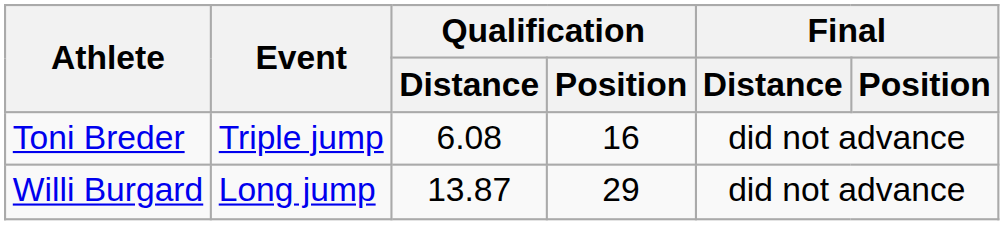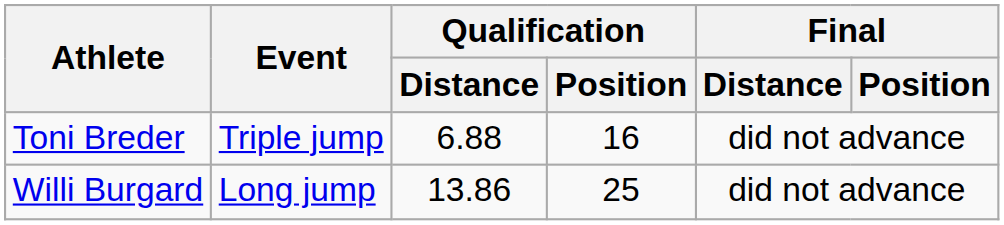(469, 137) 6.08 -> (469, 137) 6.88
(469, 191) 13.87 -> (469, 191) 13.86
(621, 191) 29 -> (621, 191) 25
